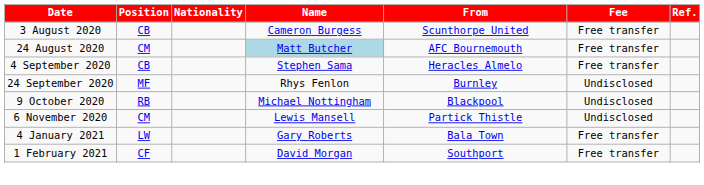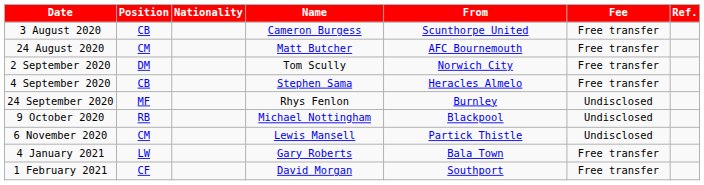(315, 48) lightblue background -> (315, 48) no background
+ row: (60, 65)
